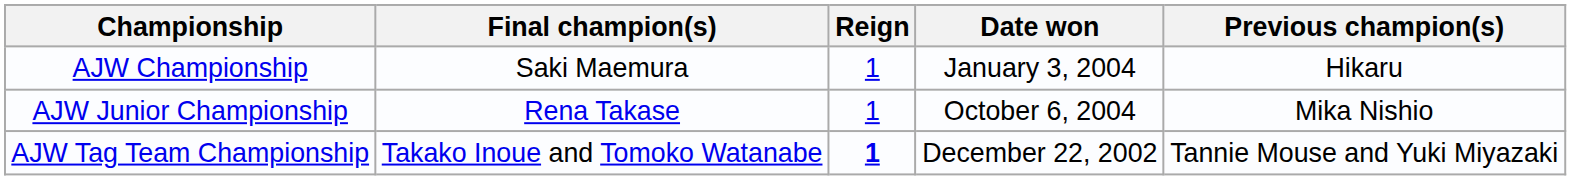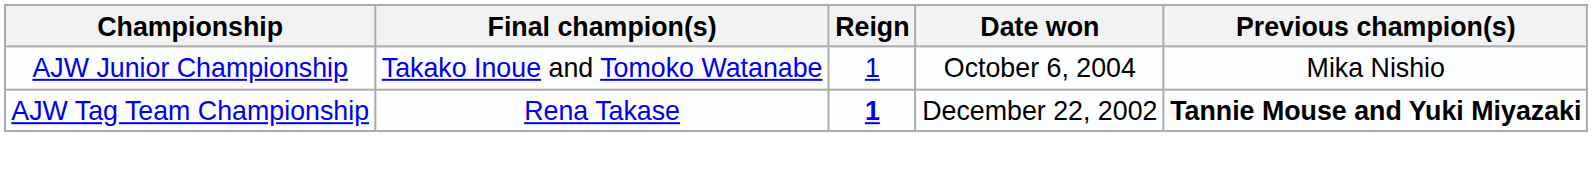- row: (190, 68)
(602, 110) Rena Takase -> (602, 68) Takako Inoue and Tomoko Watanabe
(602, 152) Takako Inoue and Tomoko Watanabe -> (602, 110) Rena Takase
(1364, 152) normal -> (1376, 110) bold
